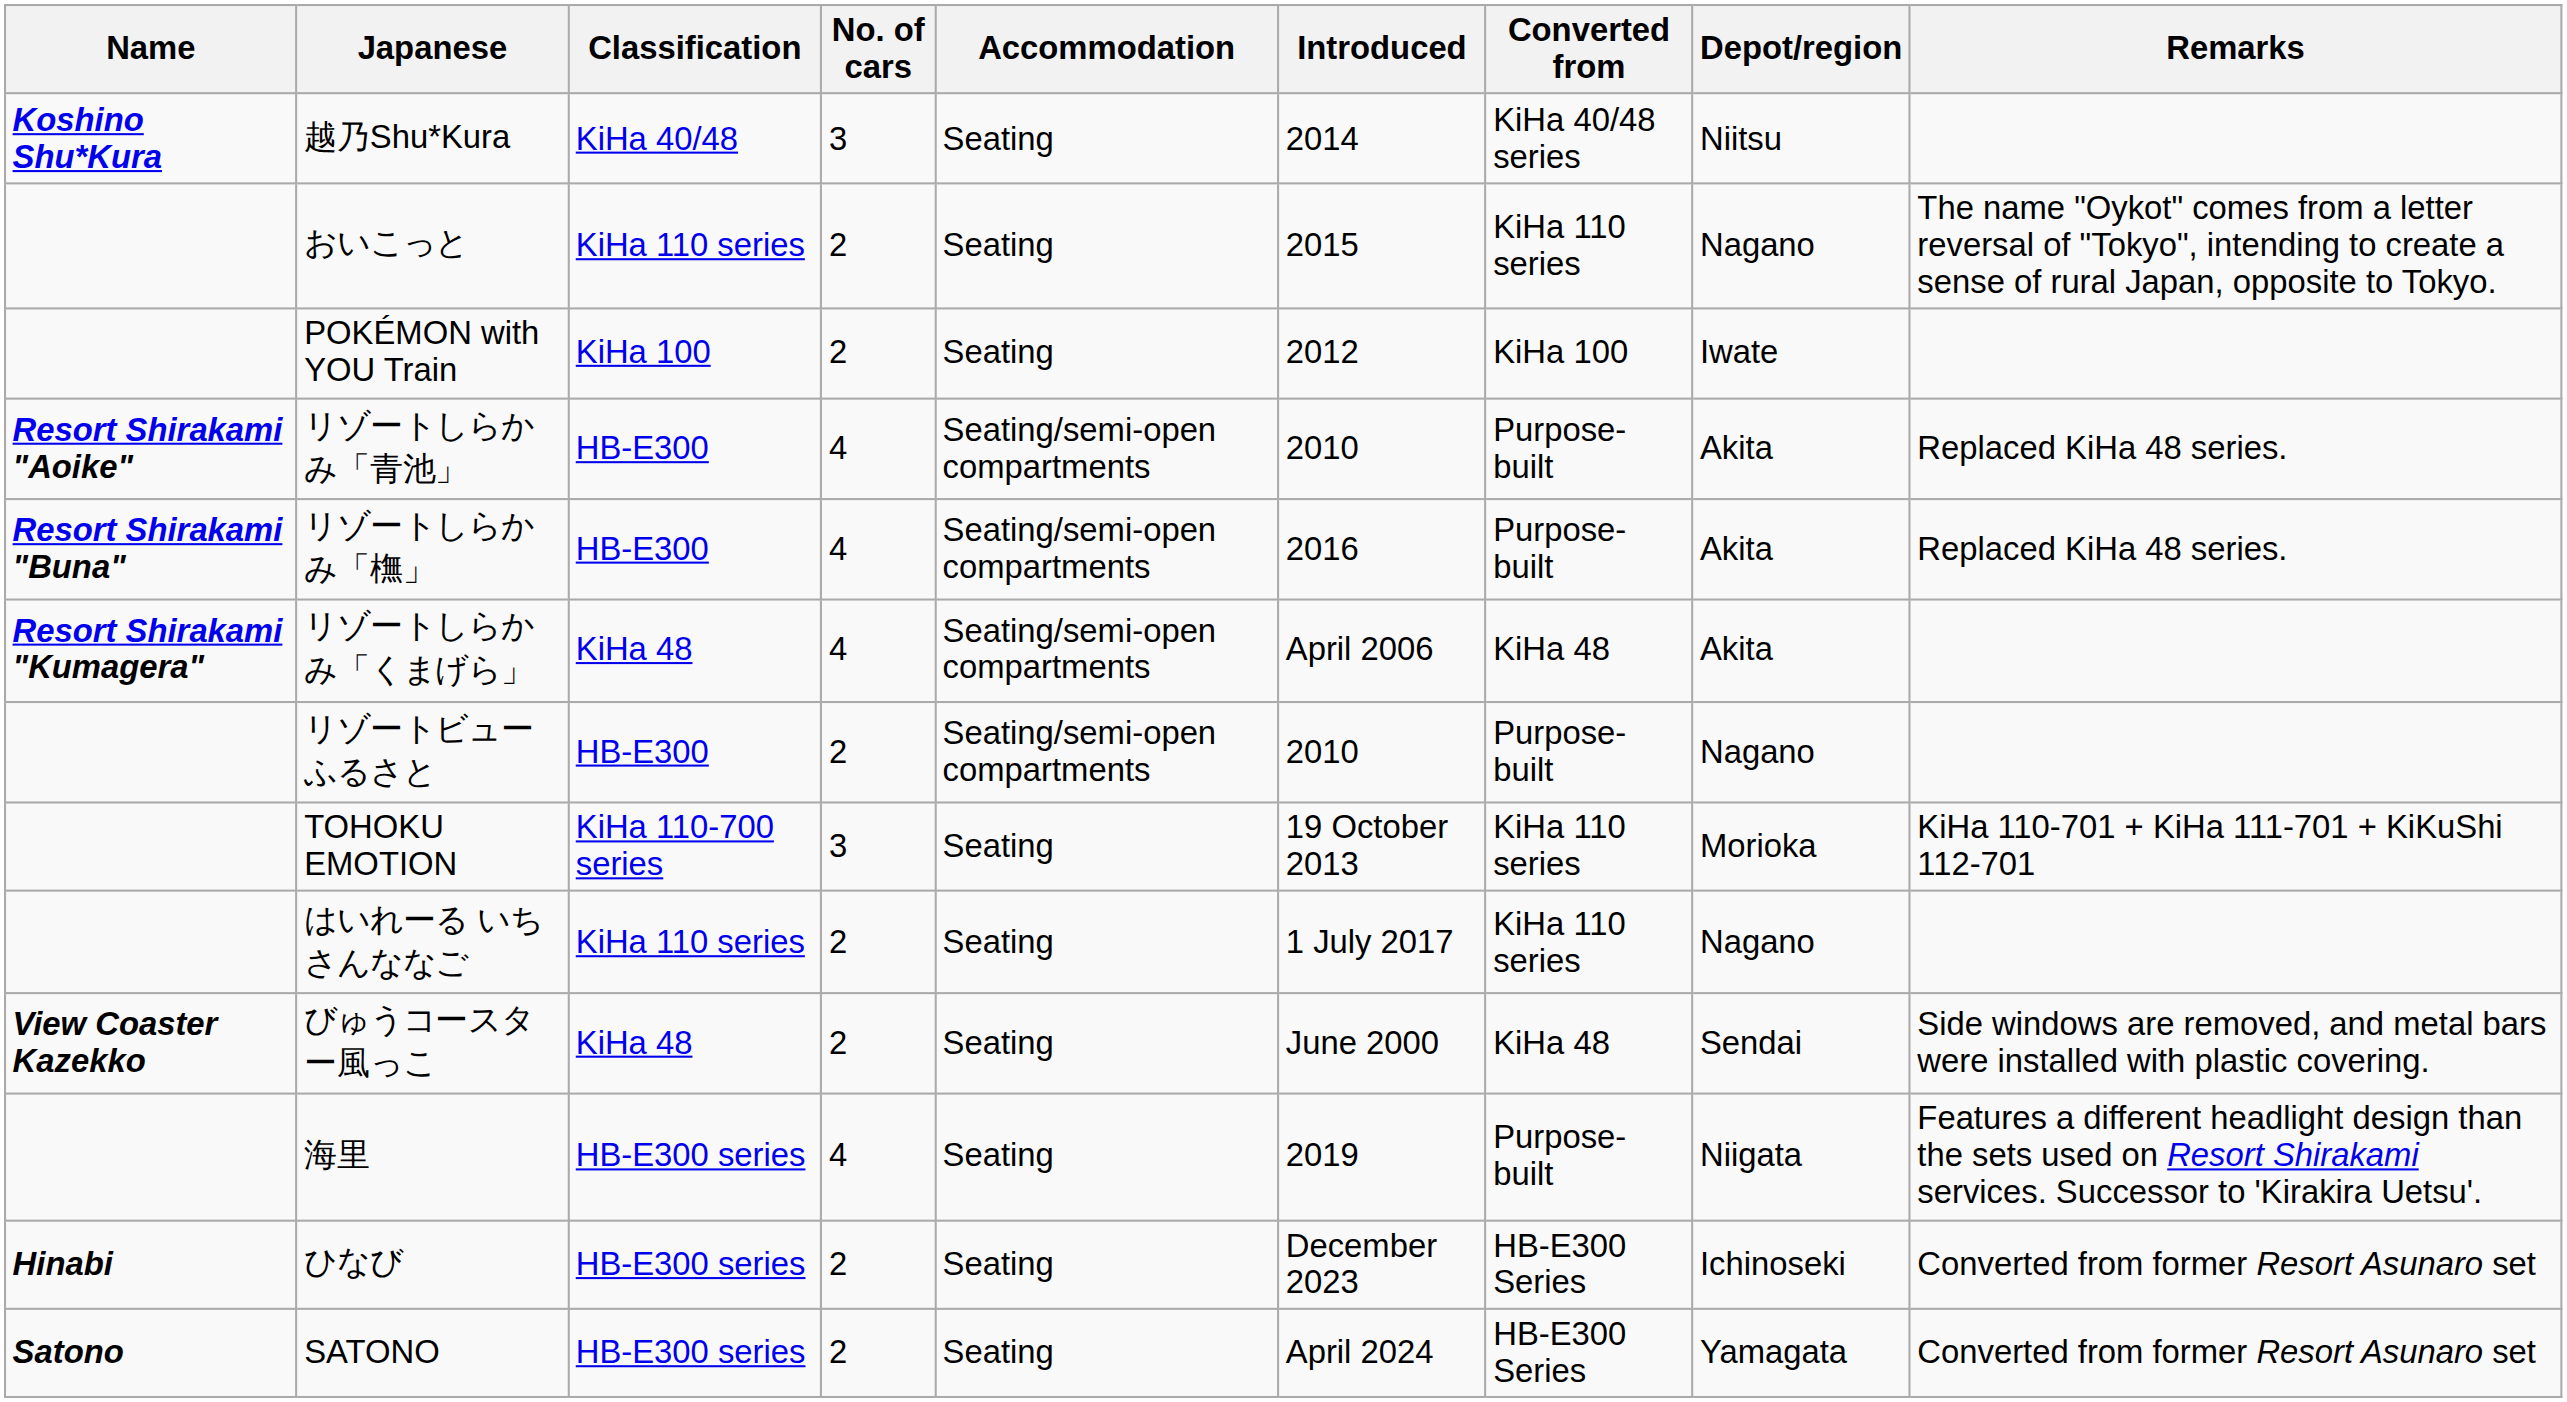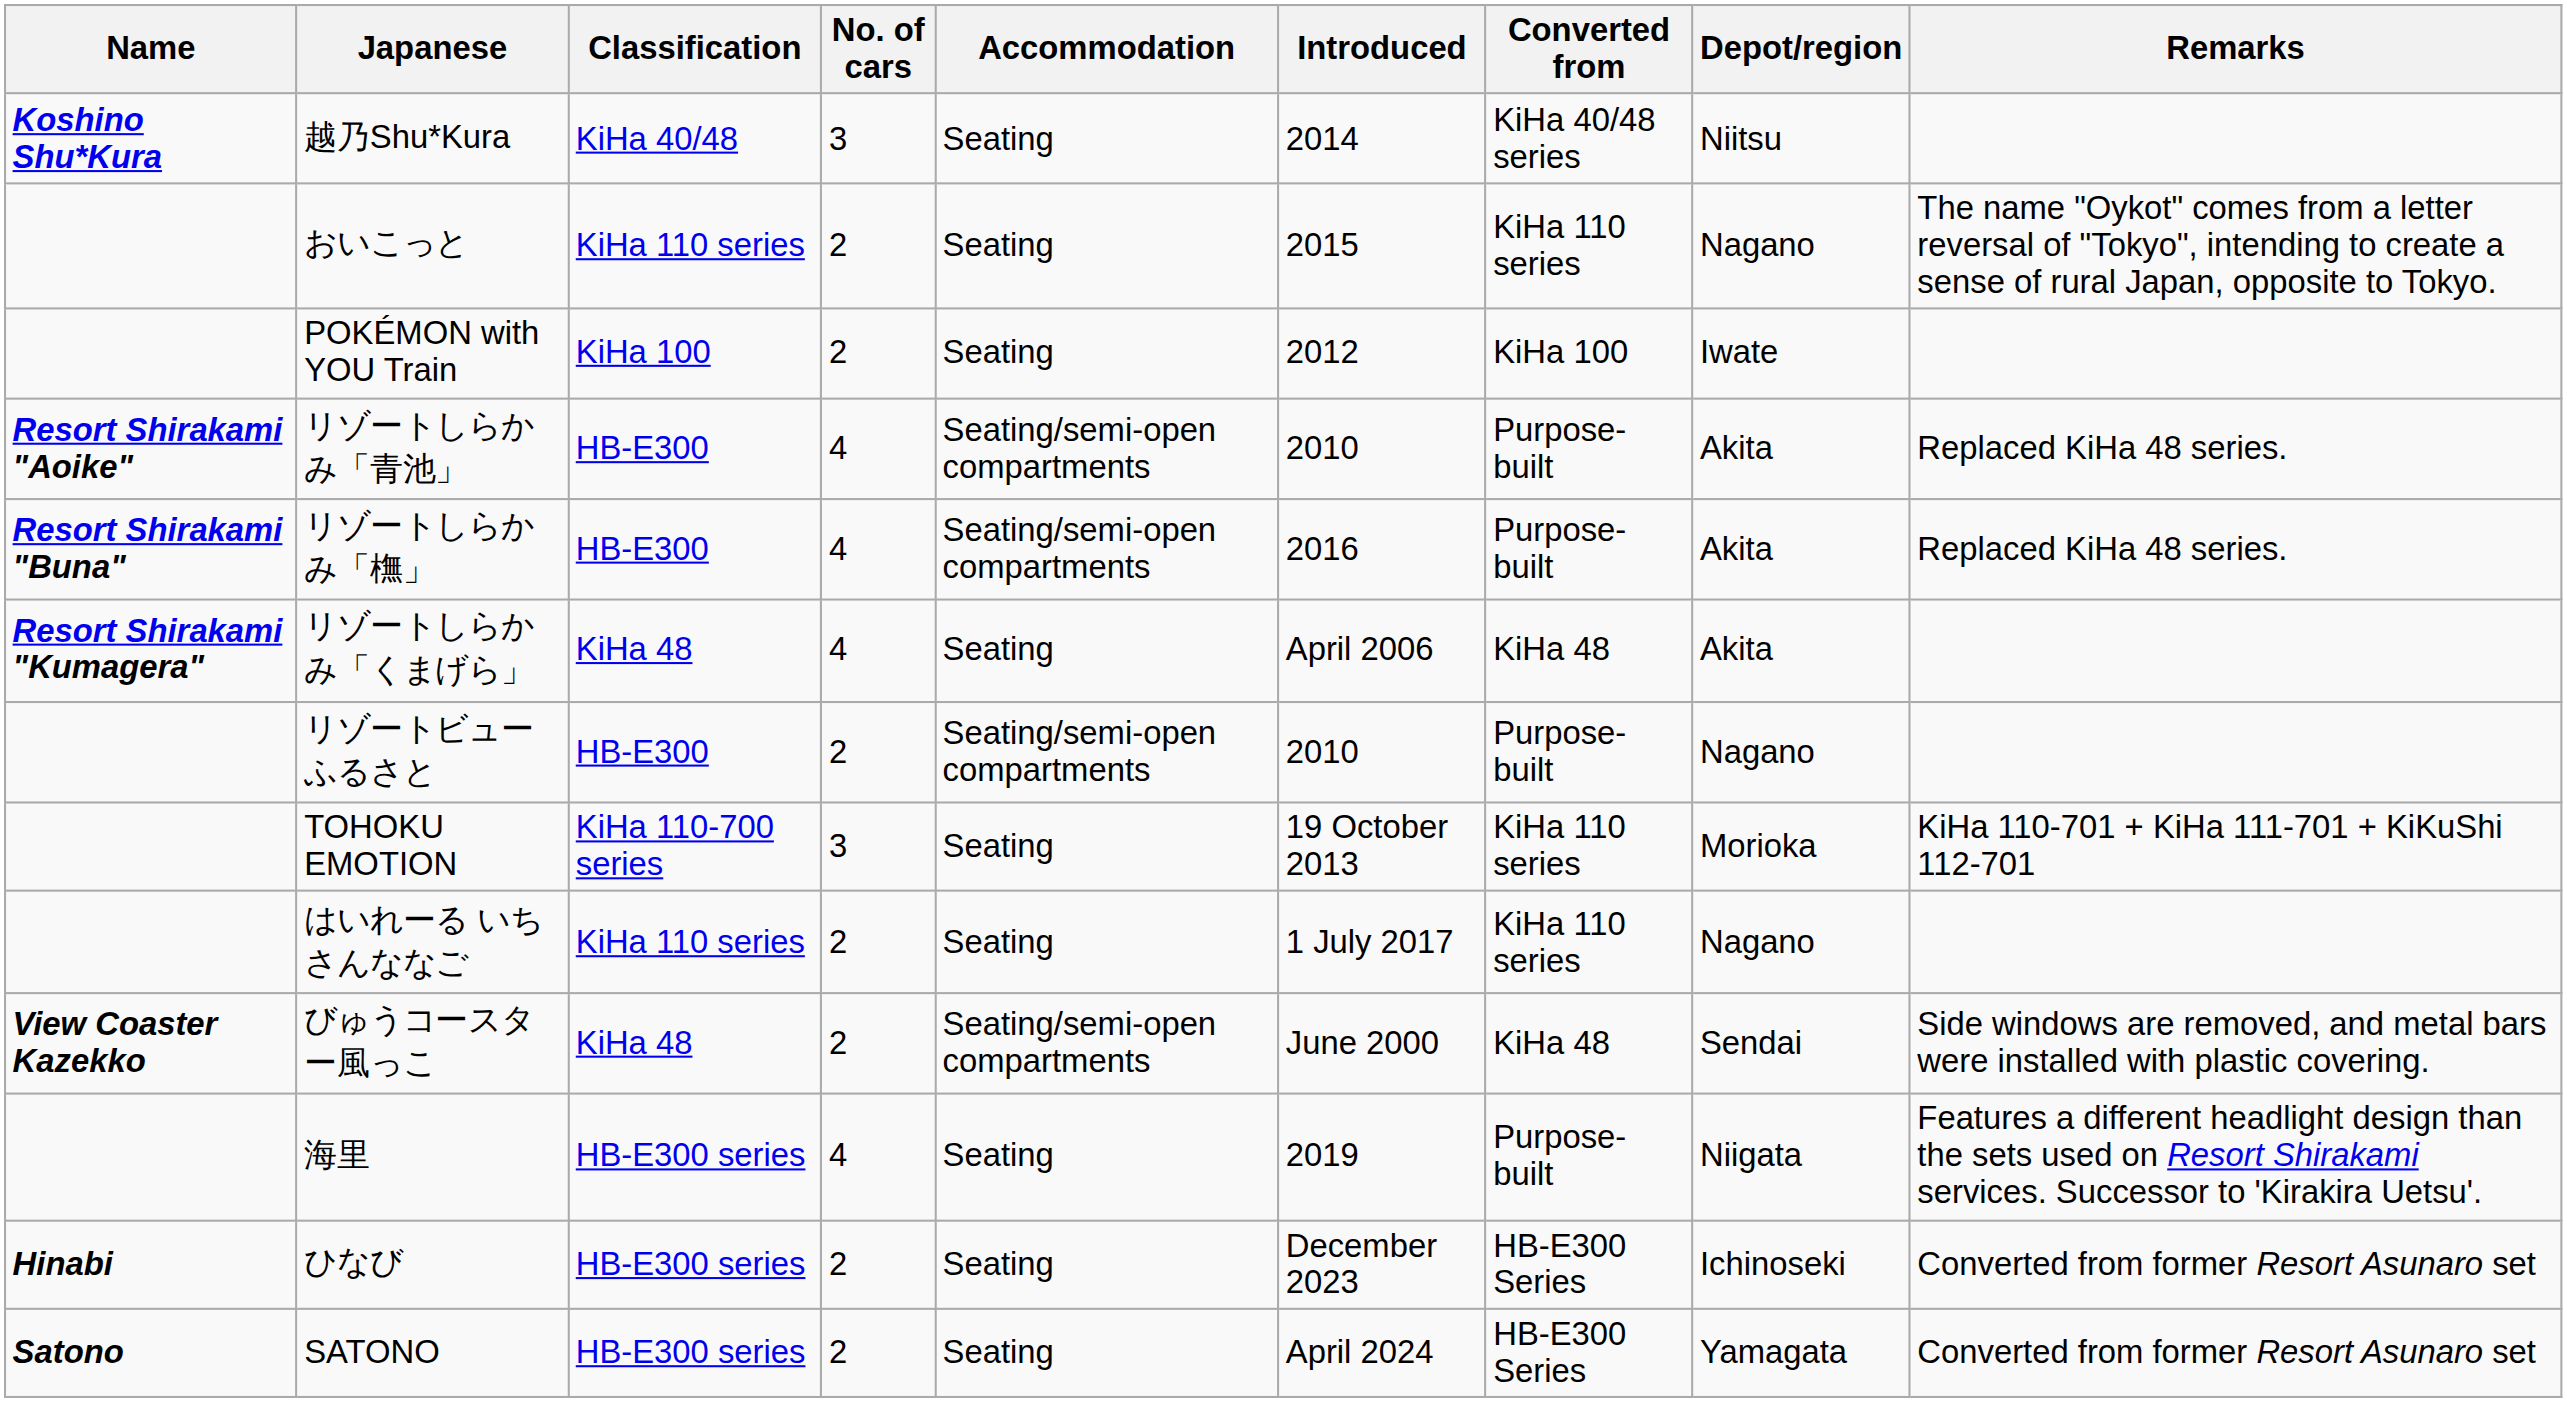(1079, 650) Seating/semi-open compartments -> (998, 650) Seating
(998, 1042) Seating -> (1079, 1042) Seating/semi-open compartments
